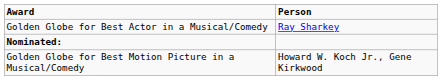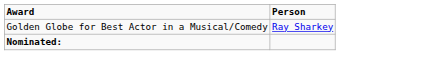- row: (120, 62)
